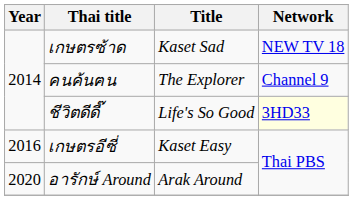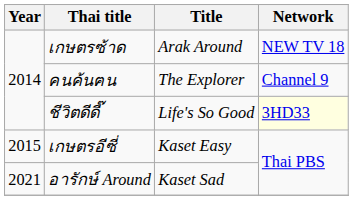(191, 46) Kaset Sad -> (200, 46) Arak Around
(25, 145) 2016 -> (25, 145) 2015
(25, 178) 2020 -> (25, 178) 2021
(200, 178) Arak Around -> (191, 178) Kaset Sad
